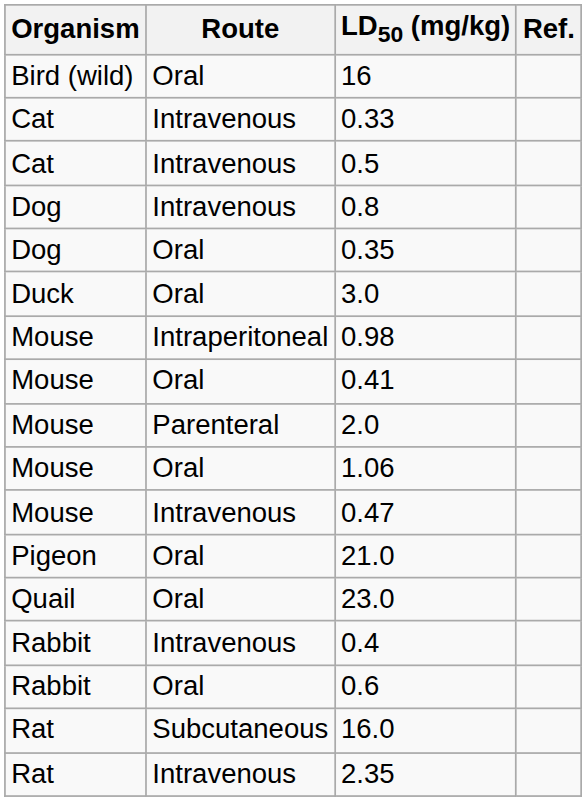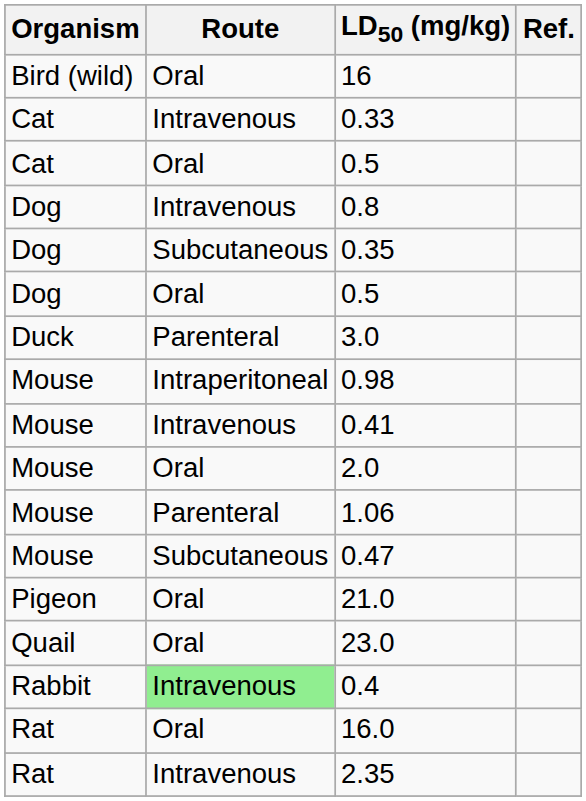(224, 162) Intravenous -> (178, 162) Oral
(178, 250) Oral -> (240, 250) Subcutaneous
+ row: (36, 293)
(178, 293) Oral -> (216, 337) Parenteral
(178, 380) Oral -> (224, 424) Intravenous
(216, 424) Parenteral -> (178, 468) Oral
(178, 468) Oral -> (216, 511) Parenteral
(224, 511) Intravenous -> (240, 555) Subcutaneous
(224, 642) no background -> (224, 686) lightgreen background
- row: (51, 686)
(240, 730) Subcutaneous -> (178, 730) Oral
